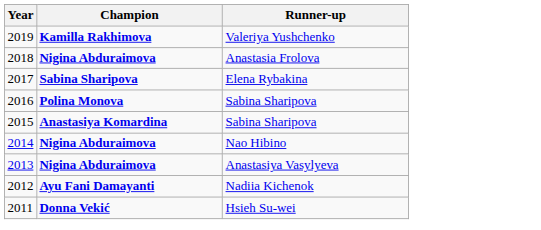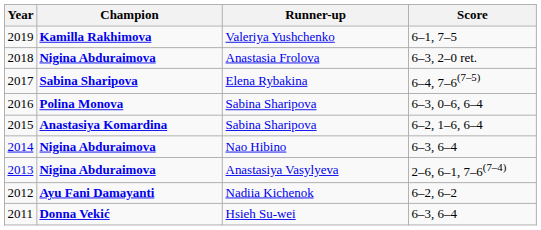+ column: (472, 15)
